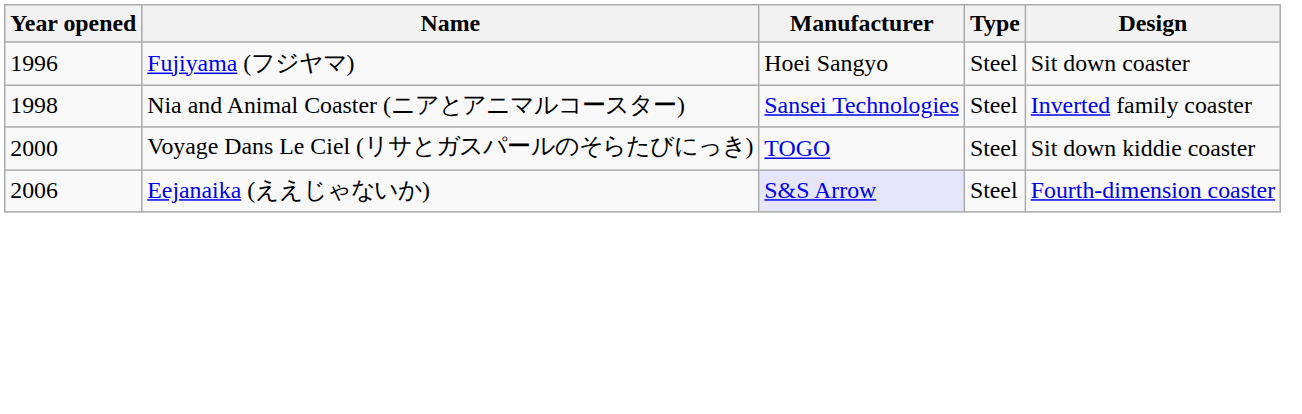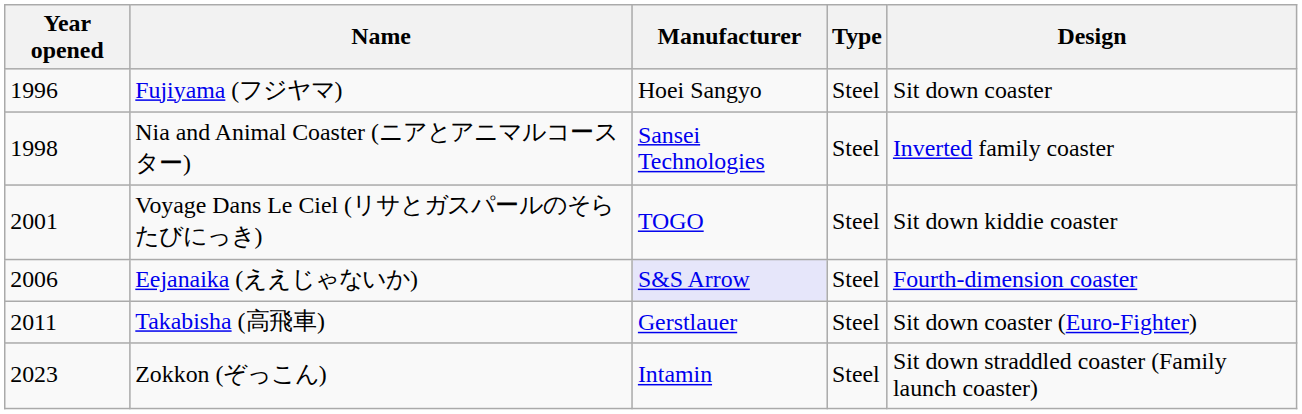(34, 148) 2000 -> (34, 221) 2001
+ row: (230, 321)
+ row: (231, 374)
